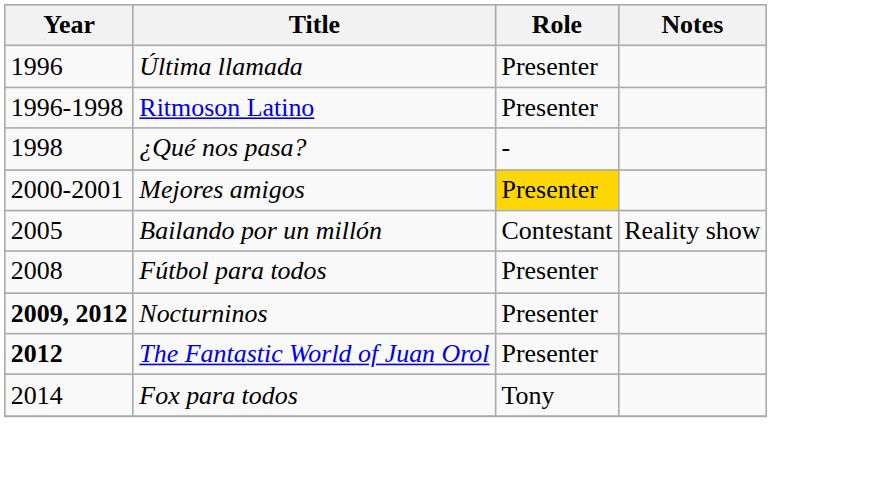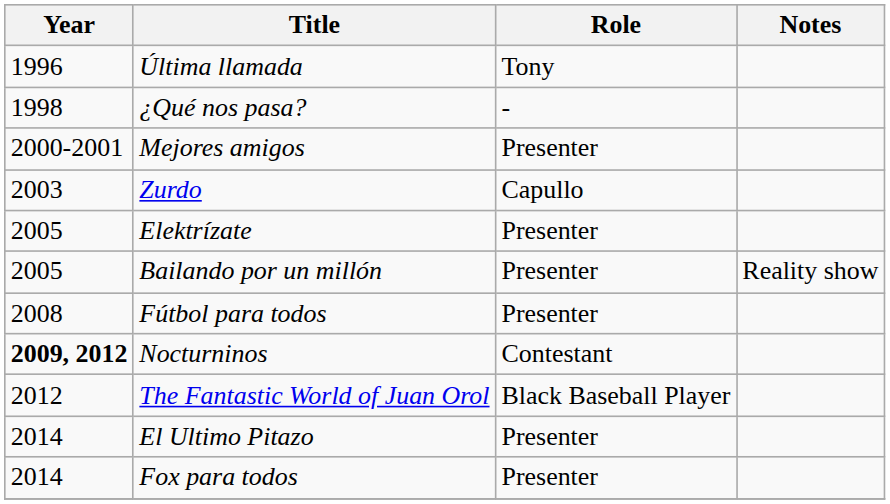(550, 66) Presenter -> (528, 66) Tony
- row: (227, 107)
(550, 189) gold background -> (550, 148) no background
+ row: (171, 189)
+ row: (196, 230)
(557, 230) Contestant -> (550, 271) Presenter
(550, 312) Presenter -> (557, 353) Contestant
(37, 353) bold -> (37, 395) normal
(550, 353) Presenter -> (616, 395) Black Baseball Player
+ row: (226, 436)
(528, 395) Tony -> (550, 477) Presenter
